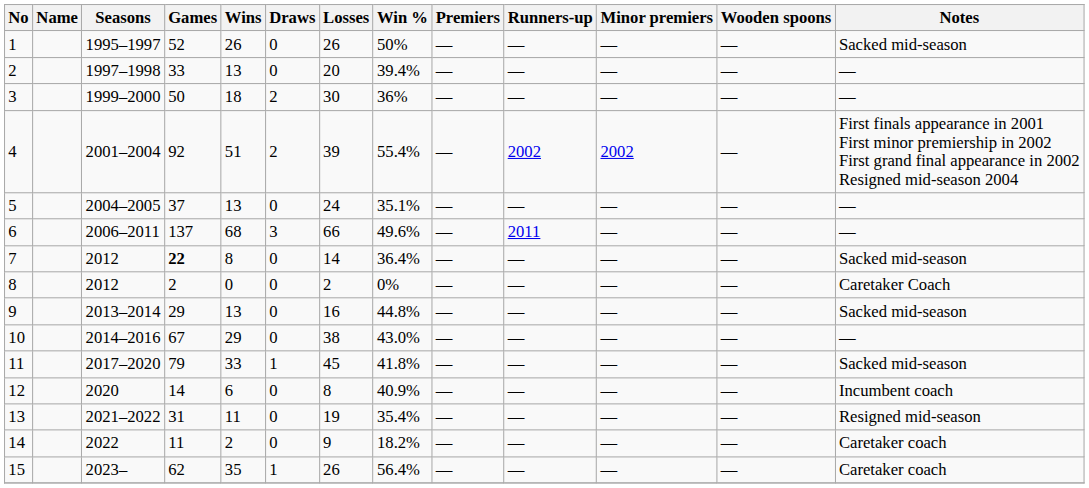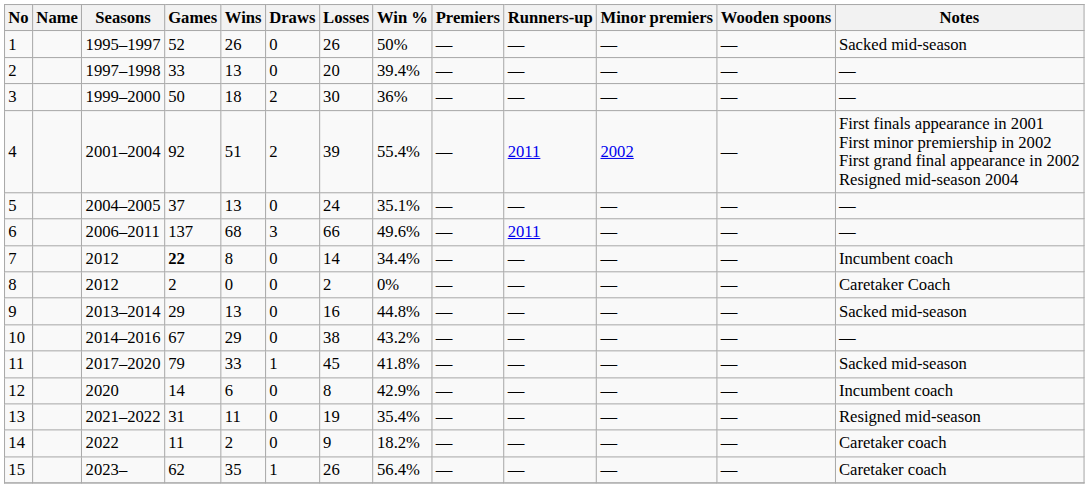(524, 151) 2002 -> (524, 151) 2011
(398, 258) 36.4% -> (398, 258) 34.4%
(903, 258) Sacked mid-season -> (896, 258) Incumbent coach
(398, 337) 43.0% -> (398, 337) 43.2%
(398, 390) 40.9% -> (398, 390) 42.9%
